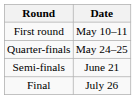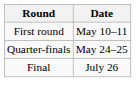- row: (39, 67)
